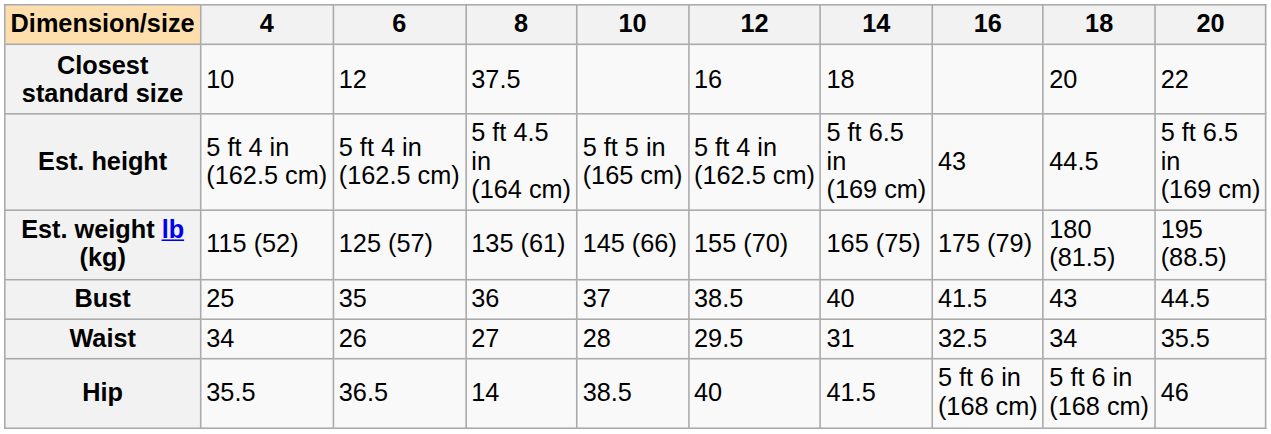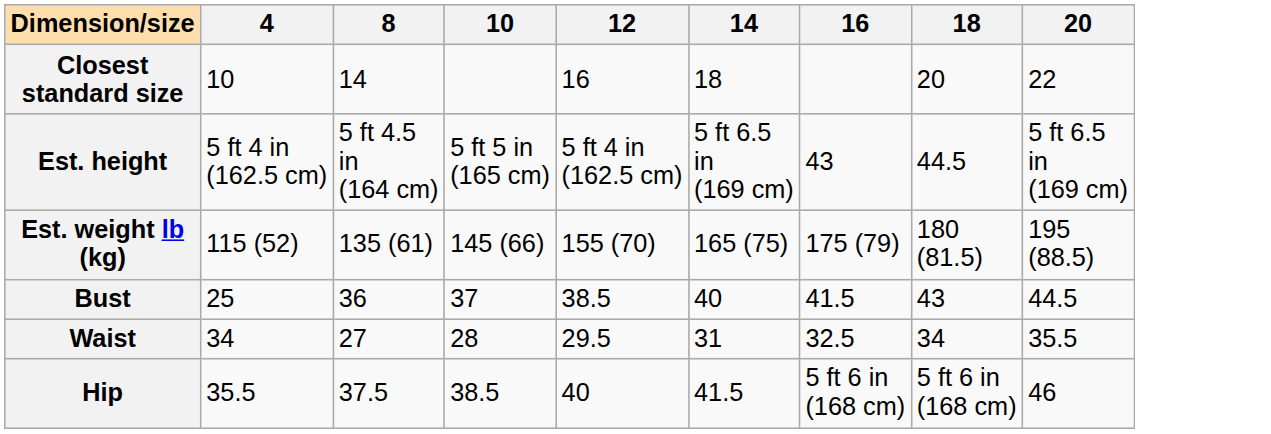- column: (399, 24)
(496, 78) 37.5 -> (353, 78) 14
(485, 393) 14 -> (363, 393) 37.5
